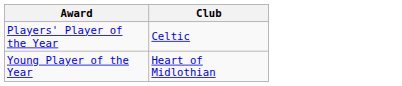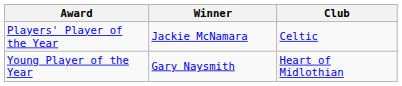+ column: (213, 13)
